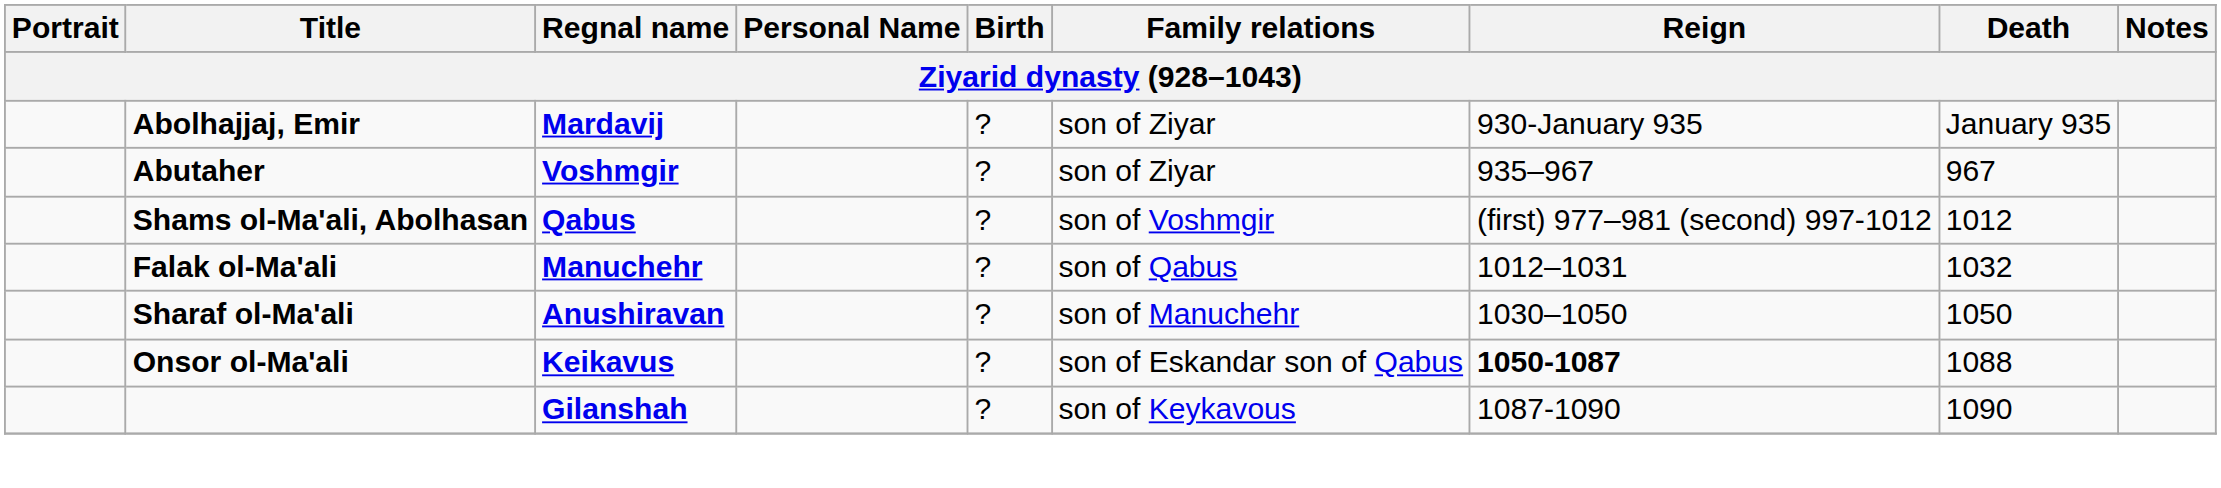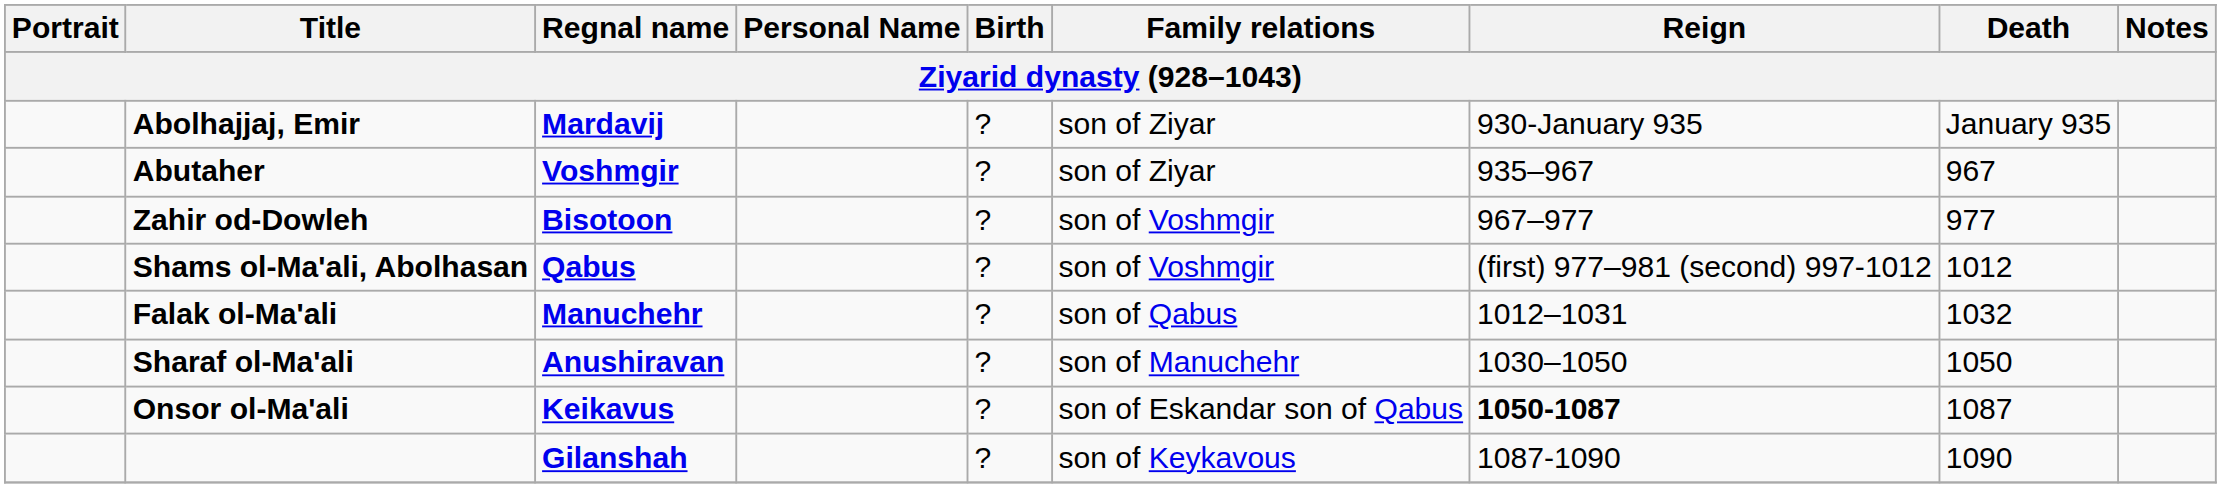+ row: (251, 219)
(1979, 362) 1088 -> (1979, 409) 1087
